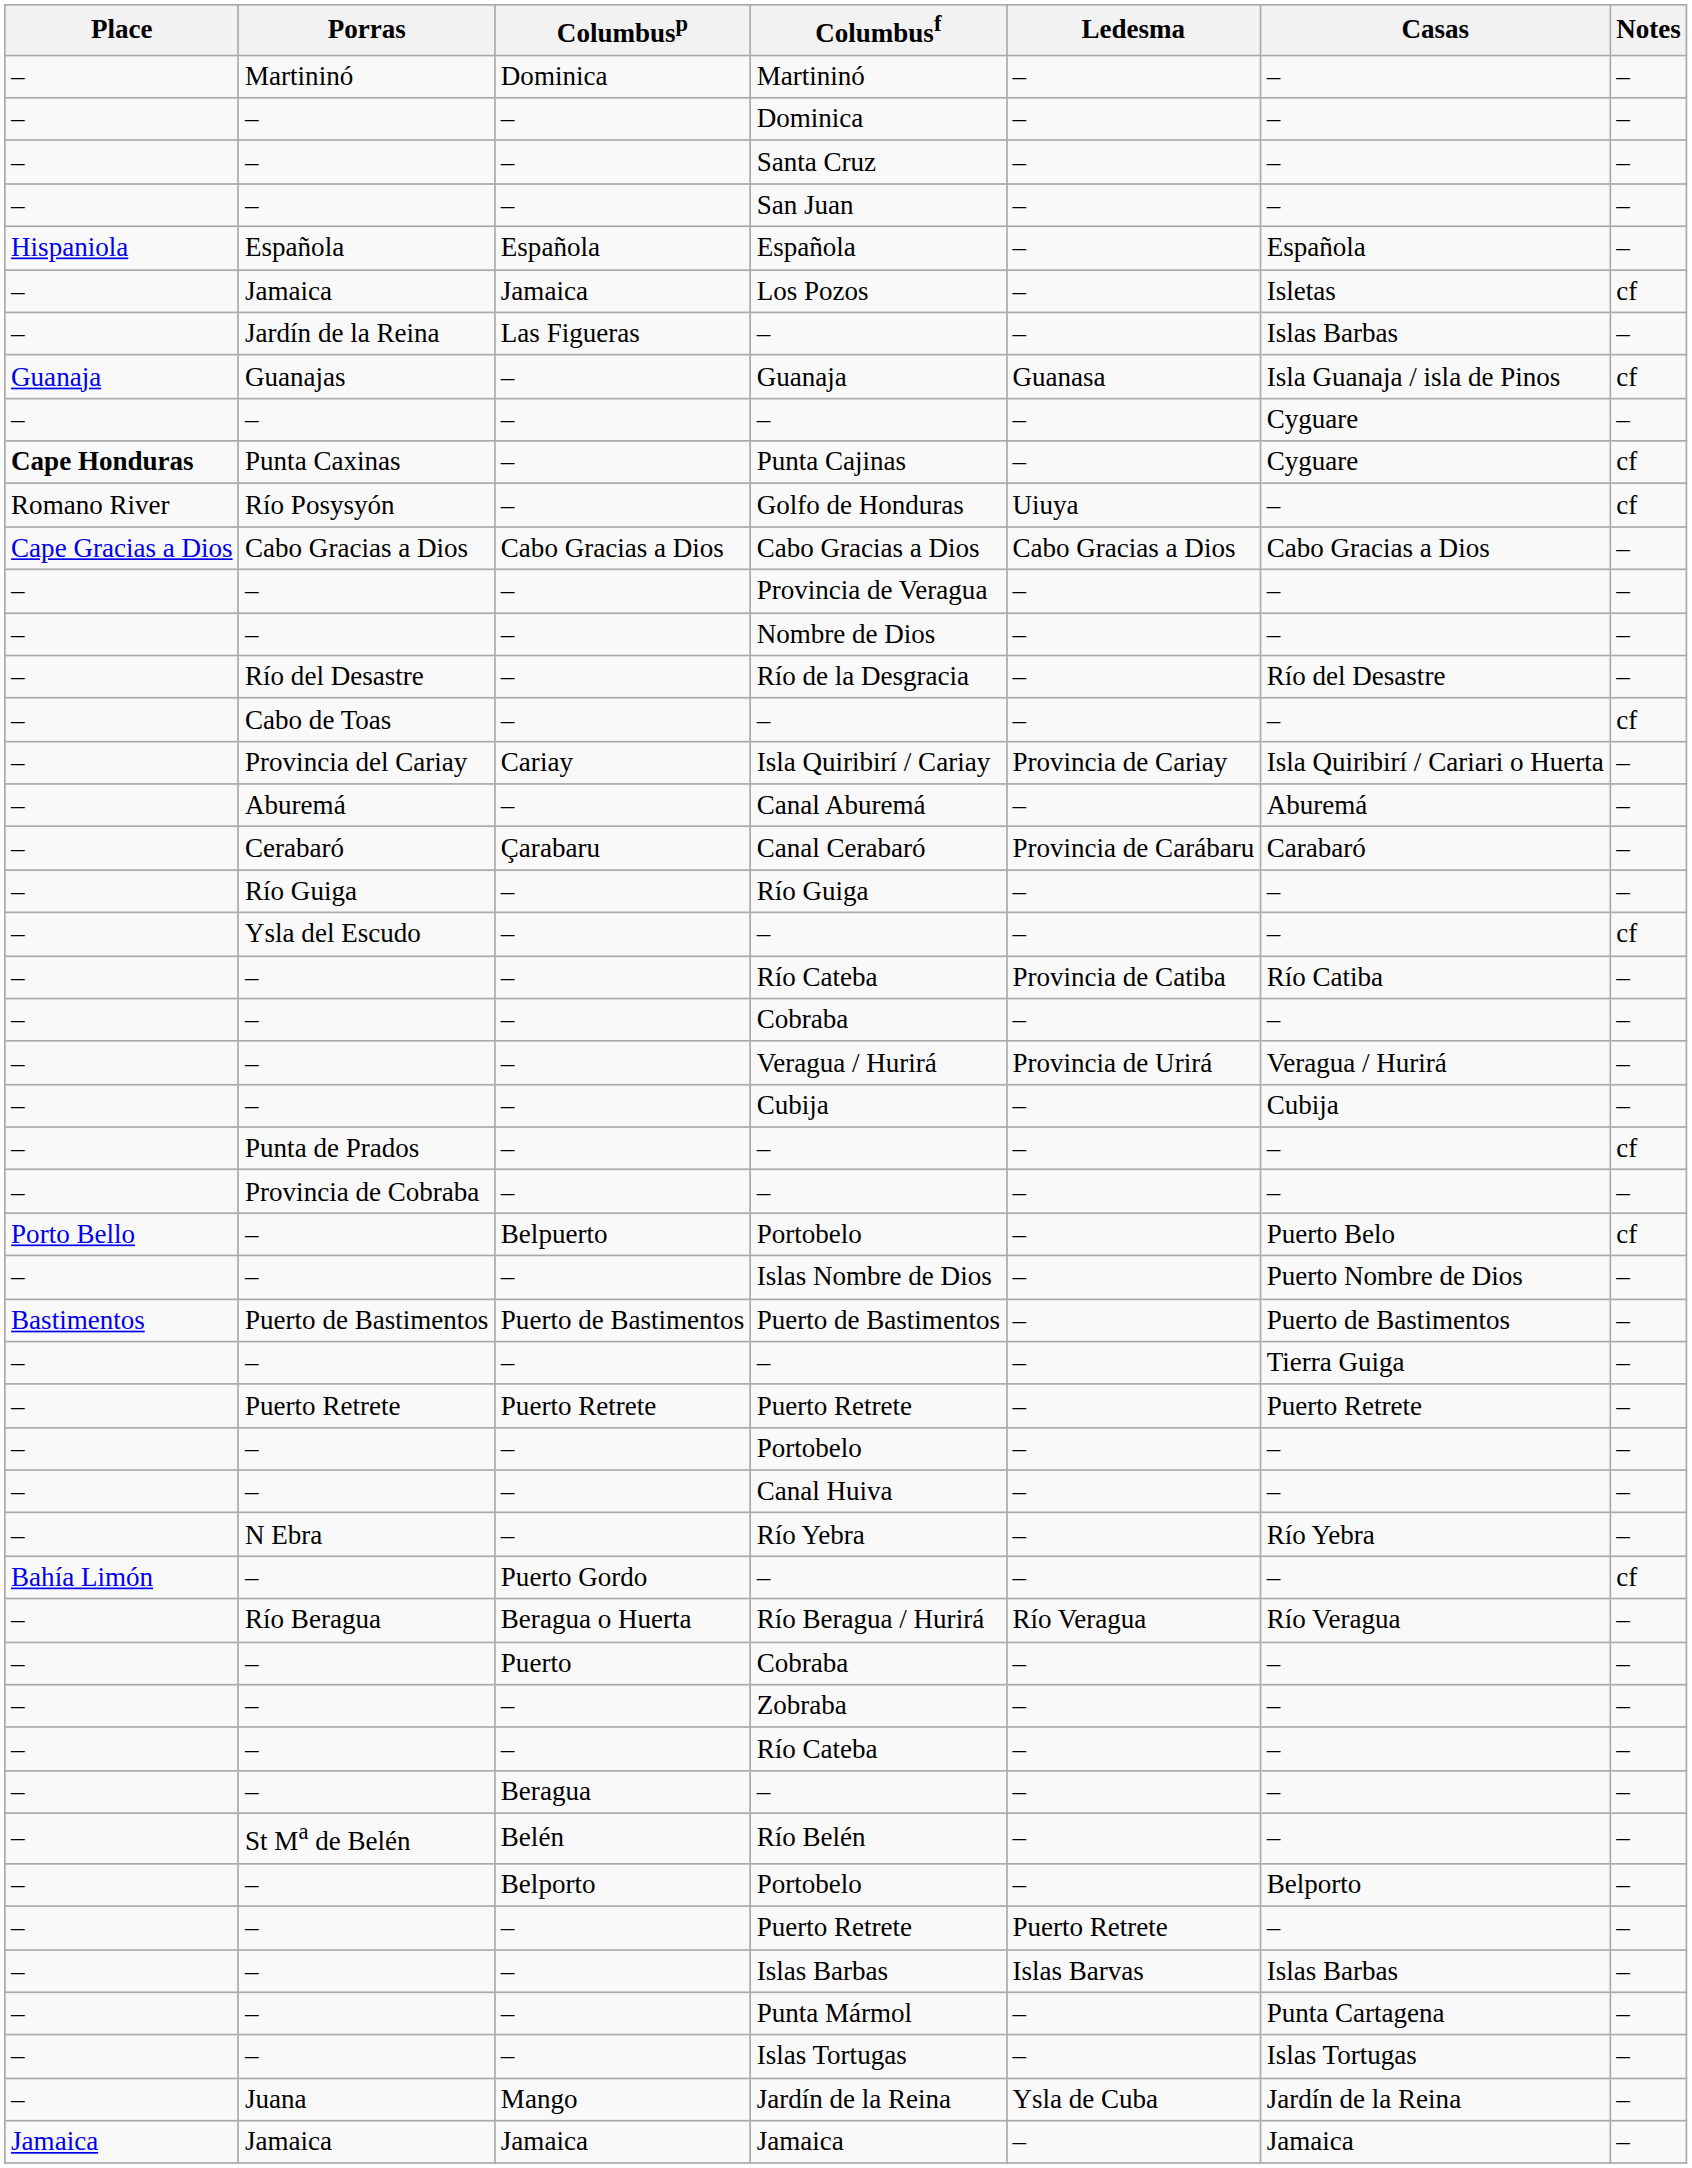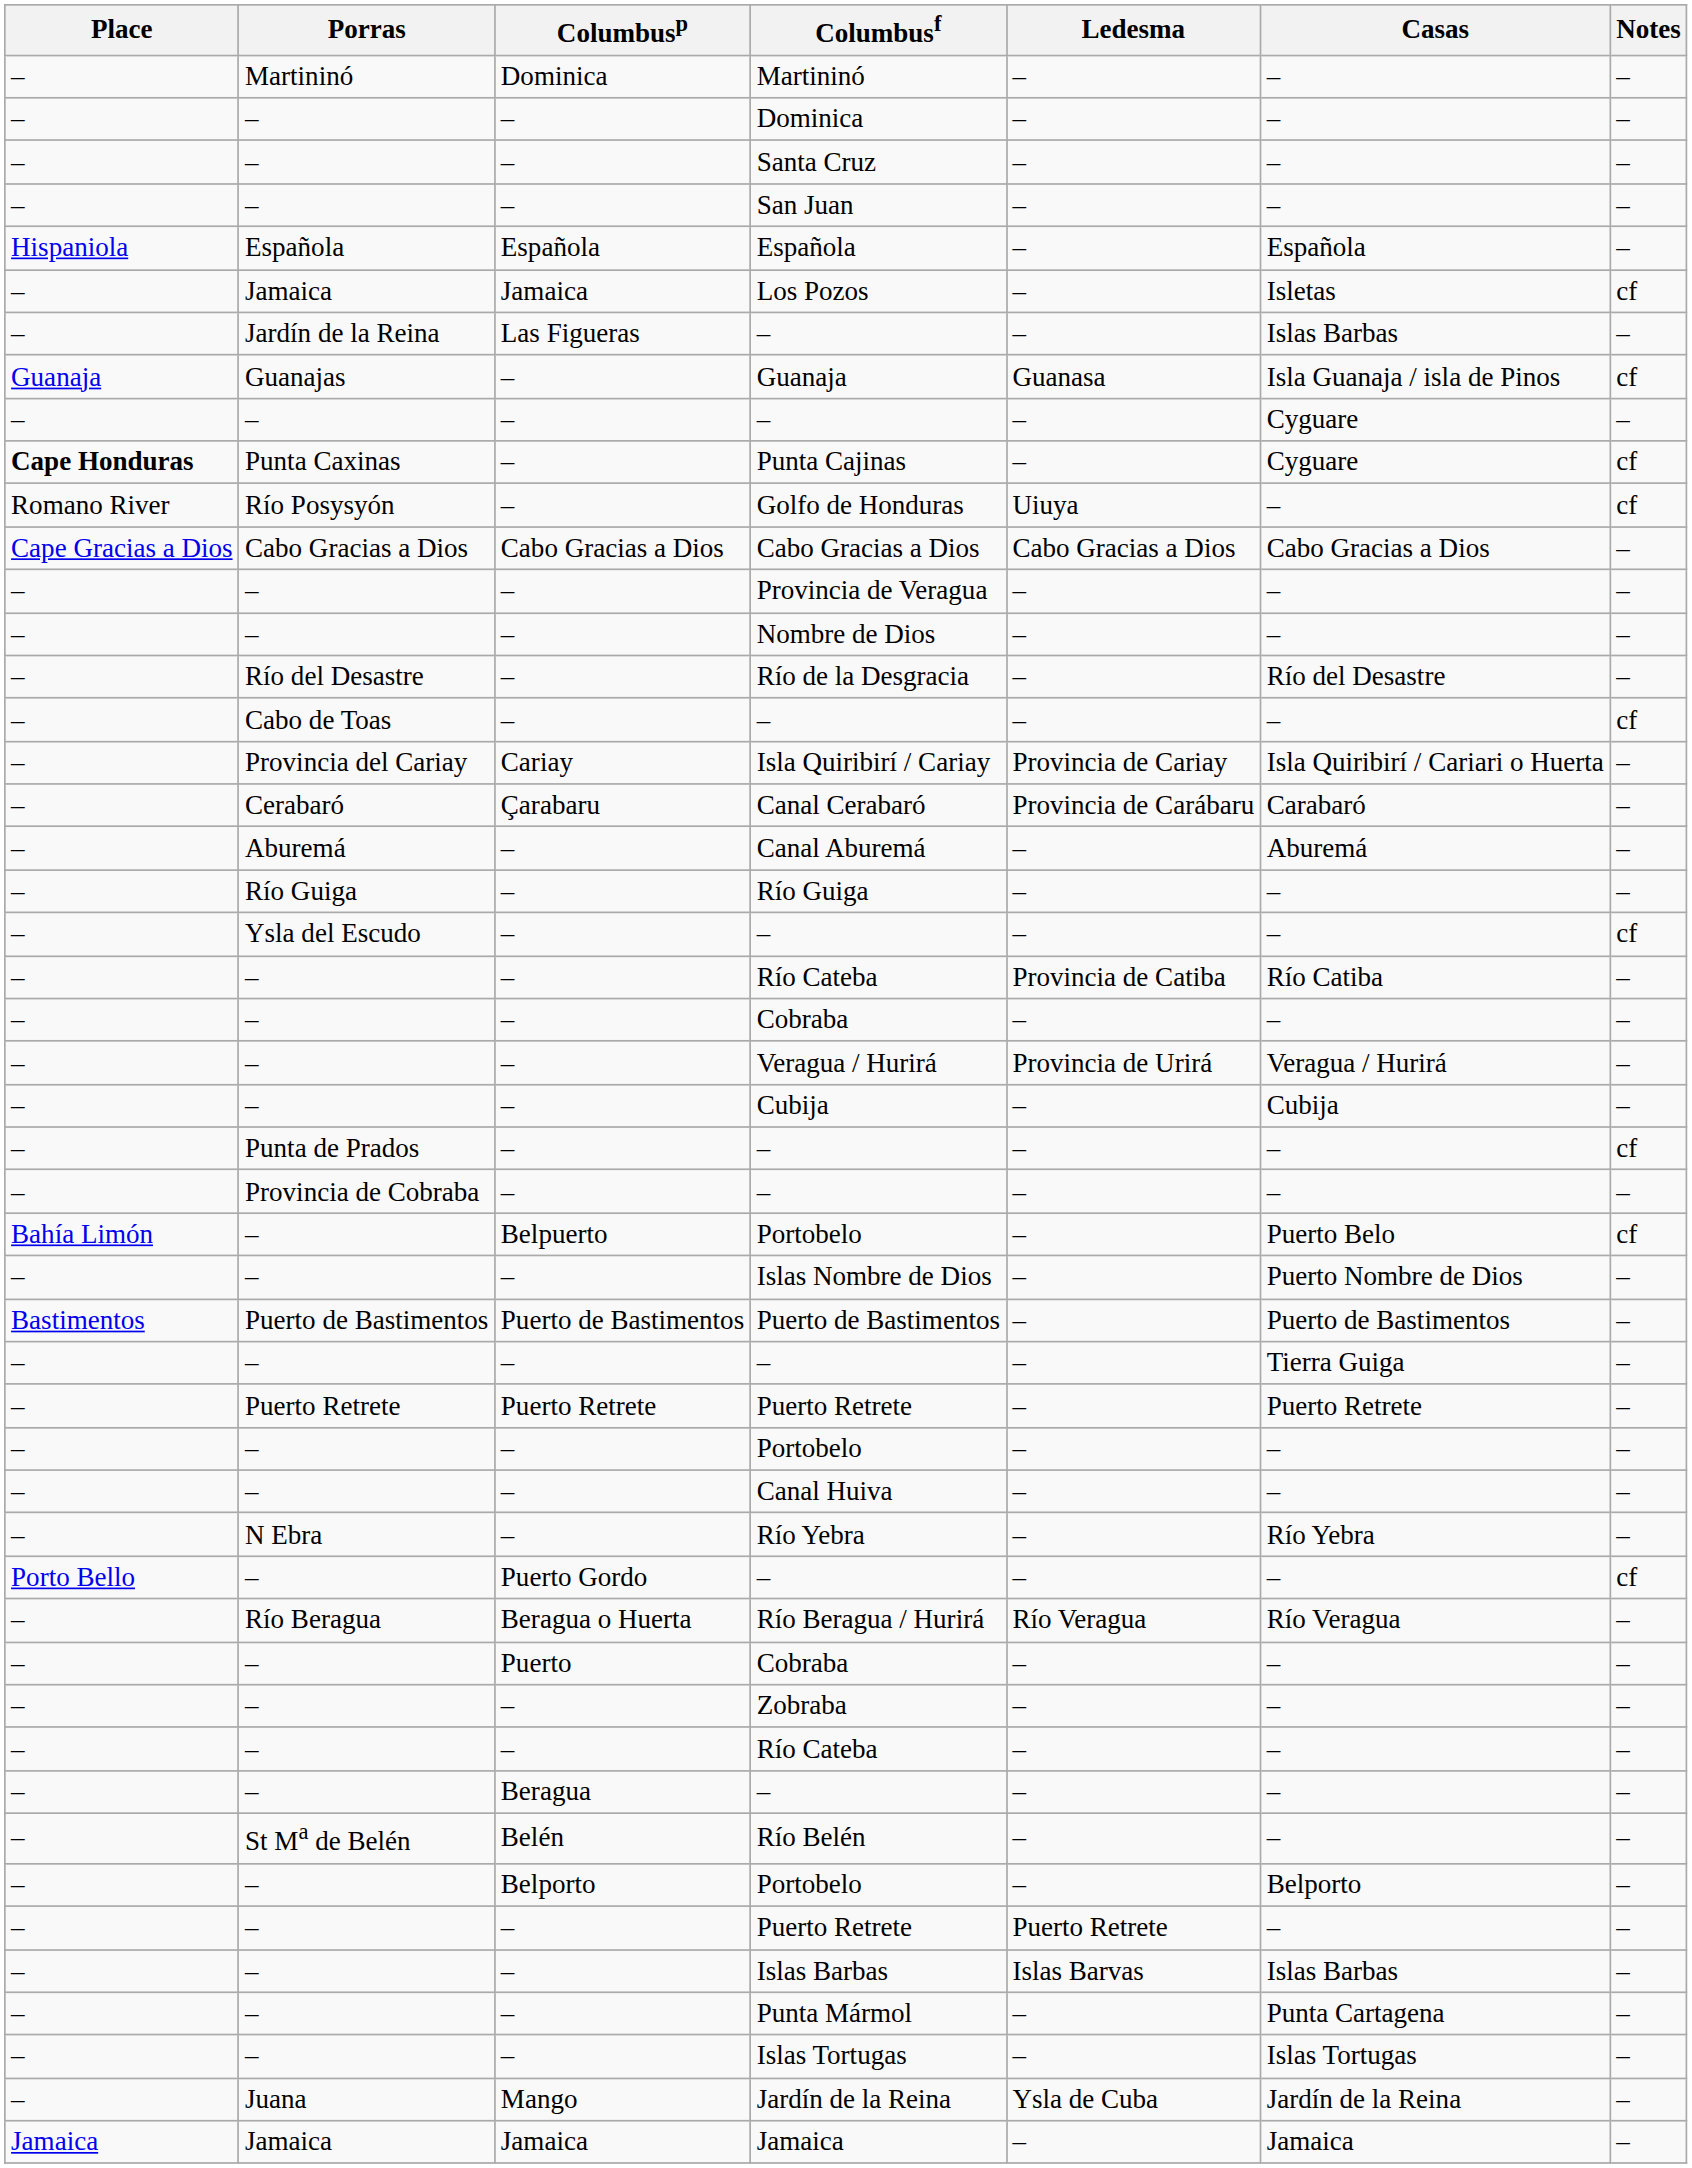rows swapped: (550, 848) <-> (508, 805)
(73, 1234) Porto Bello -> (82, 1234) Bahía Limón
(82, 1577) Bahía Limón -> (73, 1577) Porto Bello
